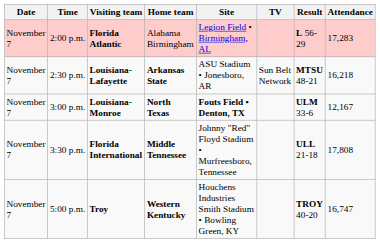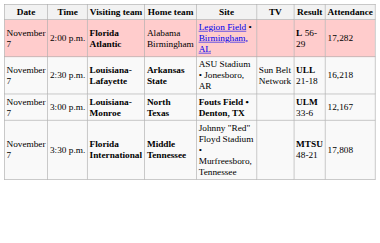(340, 38) 17,283 -> (340, 38) 17,282
(310, 75) MTSU 48-21 -> (307, 75) ULL 21-18
(307, 150) ULL 21-18 -> (310, 150) MTSU 48-21
- row: (68, 209)
